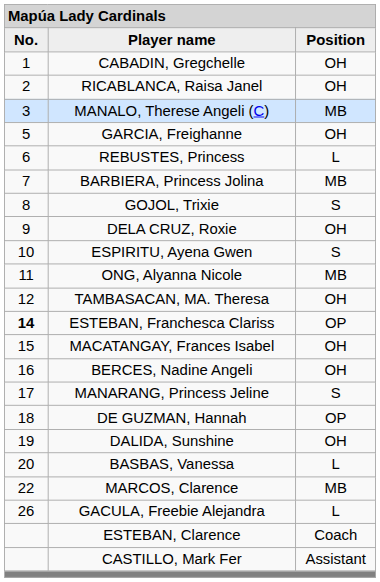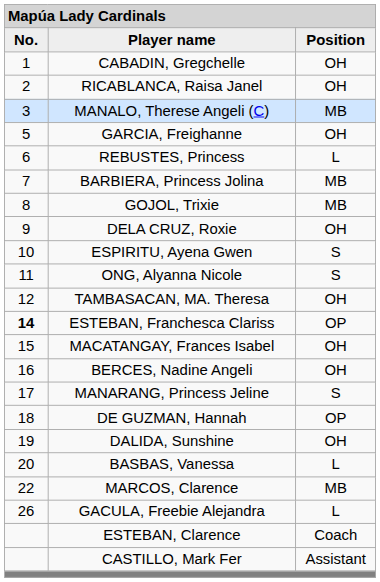(336, 205) S -> (336, 205) MB
(336, 275) MB -> (336, 275) S
